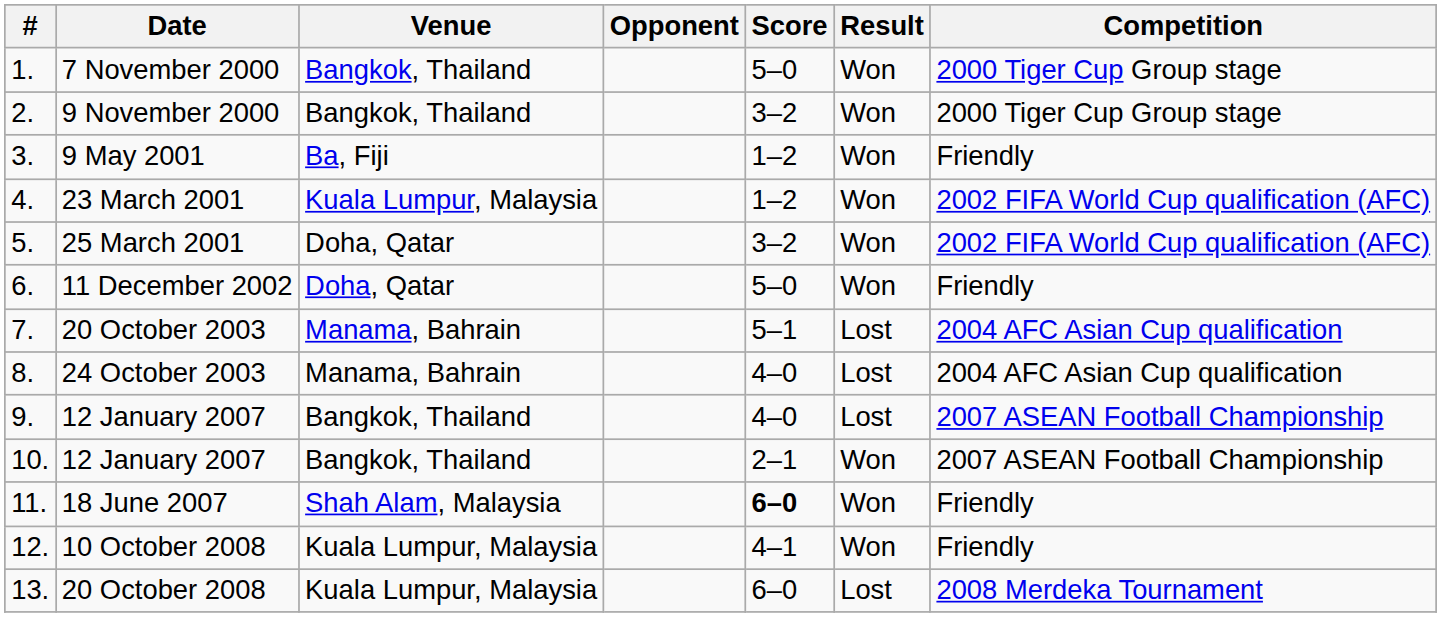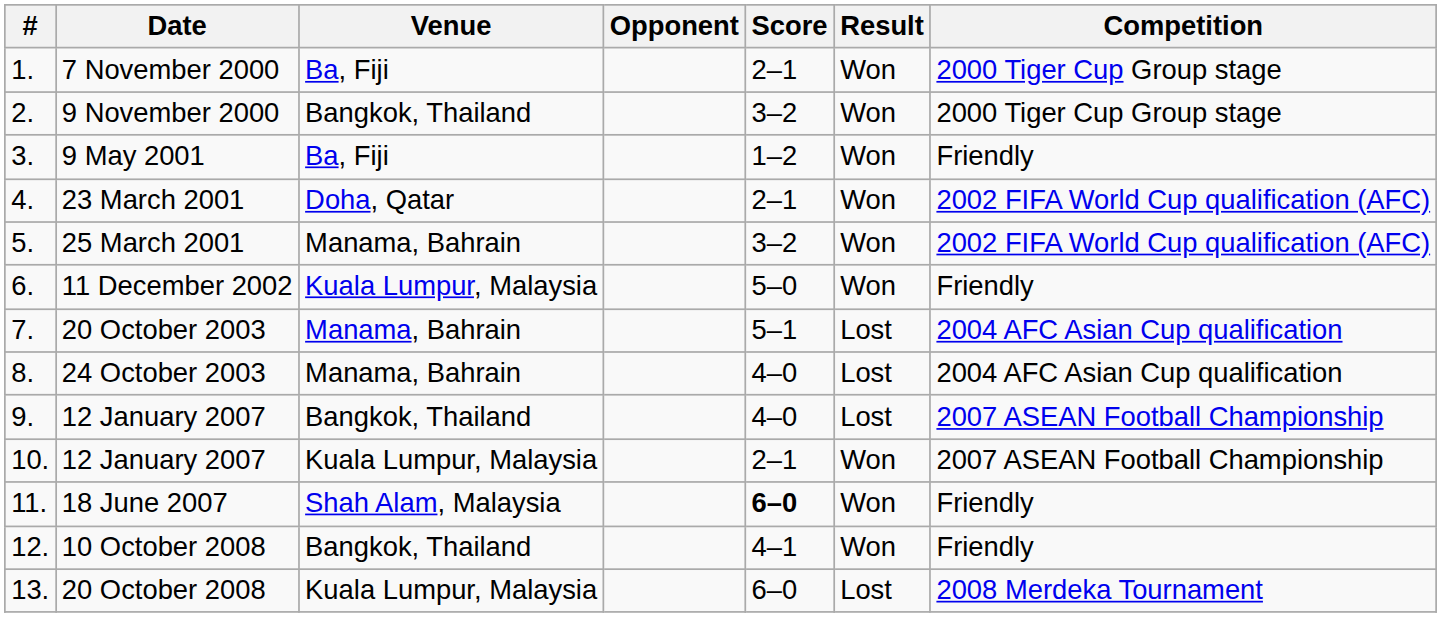(418, 69) Bangkok, Thailand -> (347, 69) Ba, Fiji
(774, 69) 5–0 -> (774, 69) 2–1
(451, 199) Kuala Lumpur, Malaysia -> (380, 199) Doha, Qatar
(774, 199) 1–2 -> (774, 199) 2–1
(380, 243) Doha, Qatar -> (413, 243) Manama, Bahrain
(380, 286) Doha, Qatar -> (451, 286) Kuala Lumpur, Malaysia
(418, 460) Bangkok, Thailand -> (451, 460) Kuala Lumpur, Malaysia
(451, 546) Kuala Lumpur, Malaysia -> (418, 546) Bangkok, Thailand
